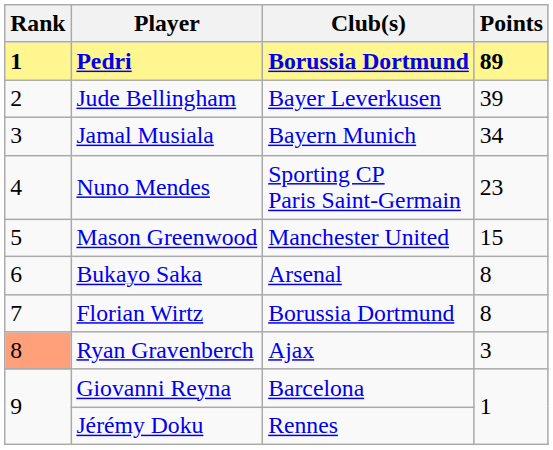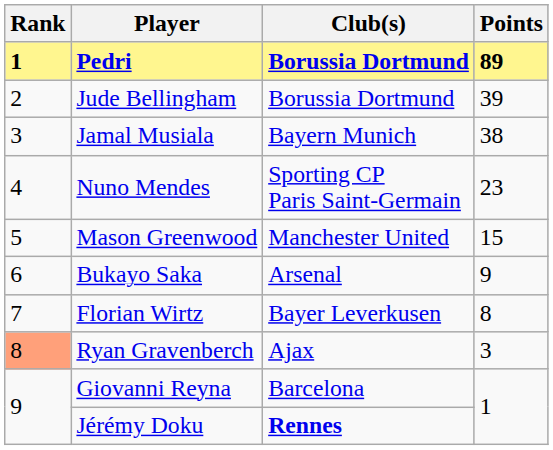(355, 98) Bayer Leverkusen -> (361, 98) Borussia Dortmund
(492, 135) 34 -> (492, 135) 38
(486, 275) 8 -> (486, 275) 9
(361, 312) Borussia Dortmund -> (355, 312) Bayer Leverkusen
(303, 425) normal -> (305, 425) bold
